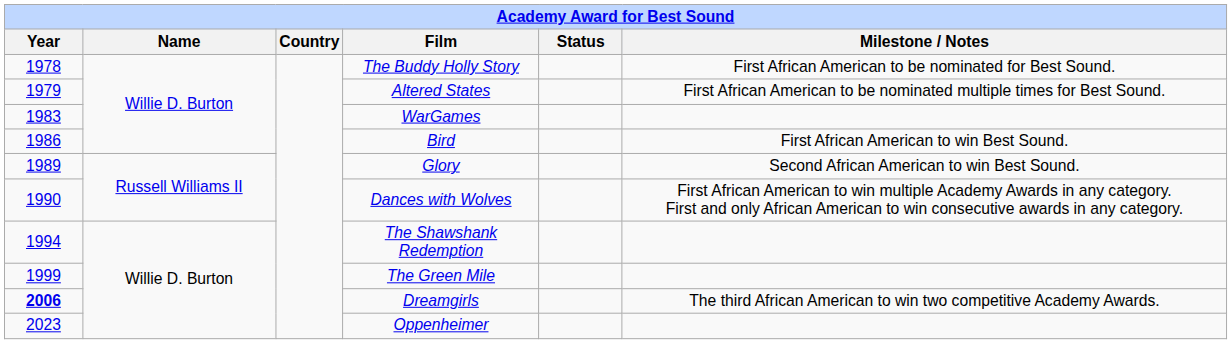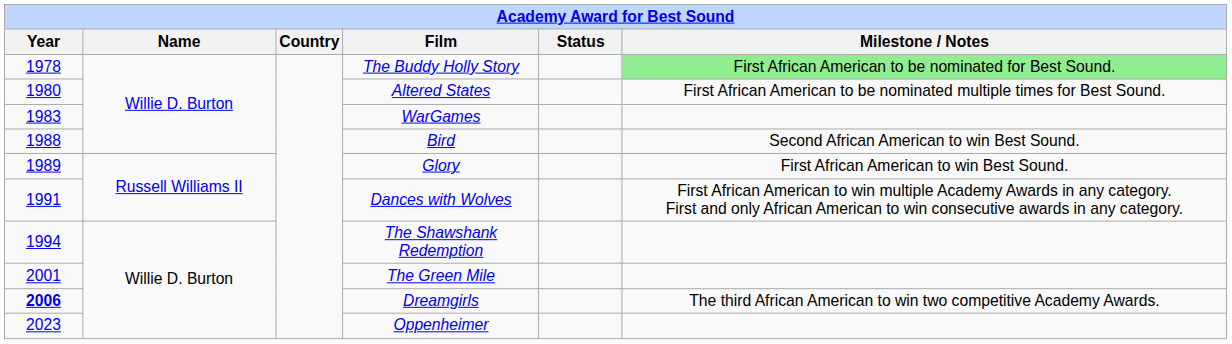(924, 66) no background -> (924, 66) lightgreen background
(43, 91) 1979 -> (43, 91) 1980
(43, 141) 1986 -> (43, 141) 1988
(924, 141) First African American to win Best Sound. -> (924, 141) Second African American to win Best Sound.
(924, 166) Second African American to win Best Sound. -> (924, 166) First African American to win Best Sound.
(43, 199) 1990 -> (43, 199) 1991
(43, 276) 1999 -> (43, 276) 2001
